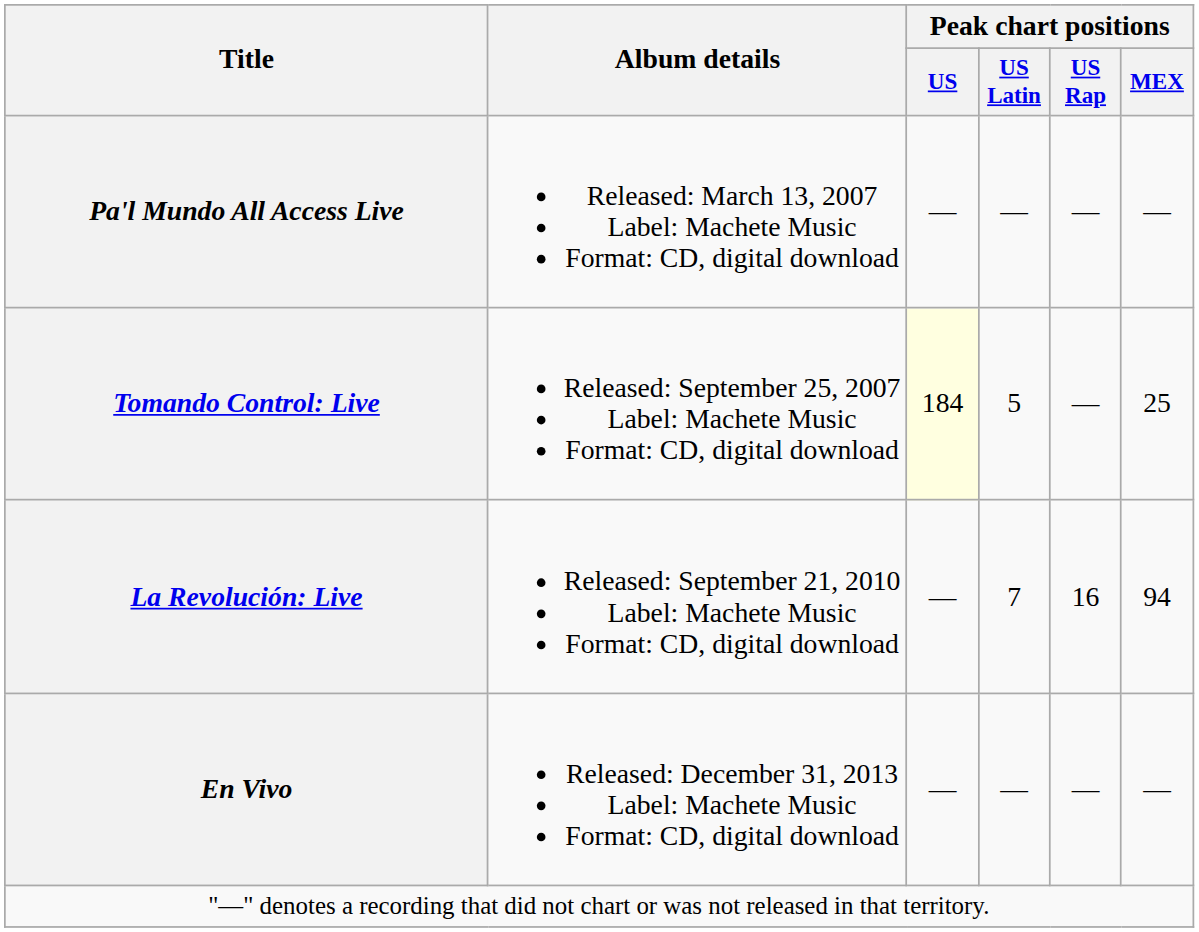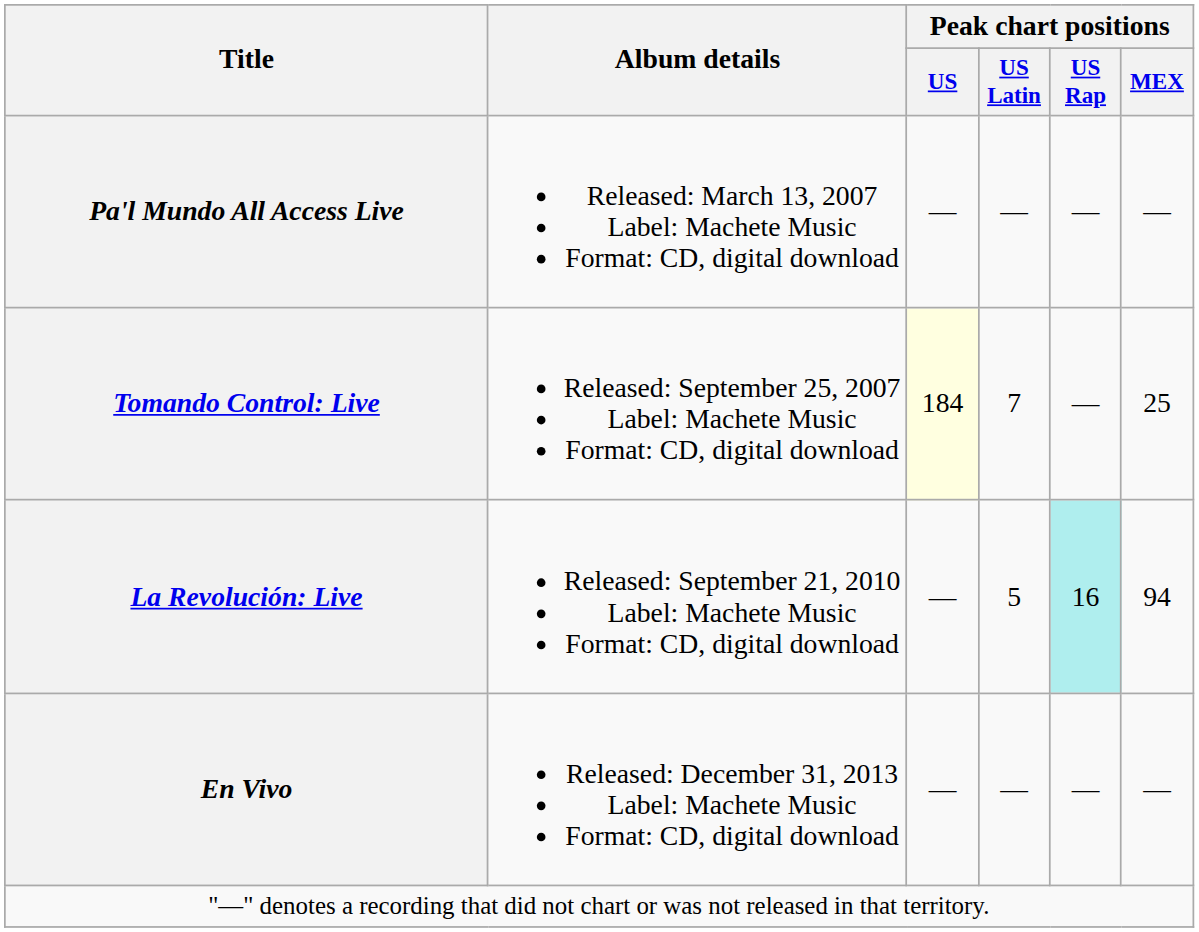(1014, 403) 5 -> (1014, 403) 7
(1014, 596) 7 -> (1014, 596) 5
(1086, 596) no background -> (1086, 596) paleturquoise background
